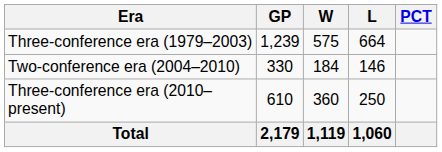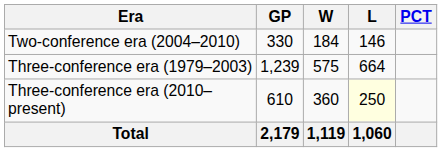rows swapped: (130, 41) <-> (124, 66)
(372, 100) no background -> (372, 100) lightyellow background
